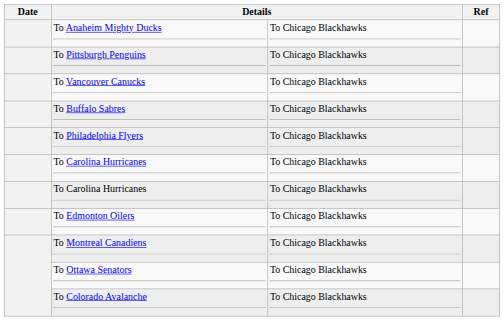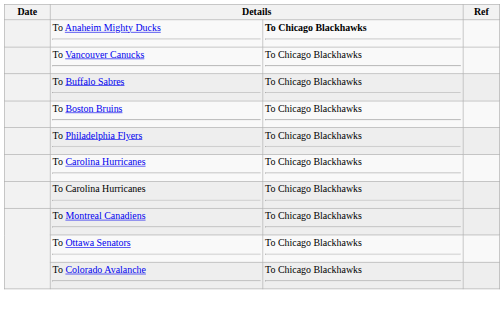(365, 31) normal -> (363, 31) bold
- row: (28, 60)
+ row: (27, 114)
- row: (28, 222)
